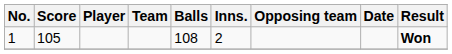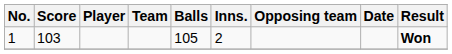(49, 38) 105 -> (49, 38) 103
(186, 38) 108 -> (186, 38) 105
